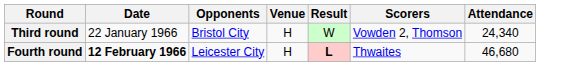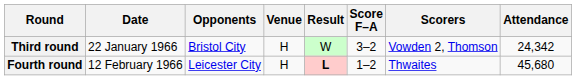+ column: (366, 20)
(500, 33) 24,340 -> (536, 46) 24,342
(137, 52) bold -> (135, 65) normal
(500, 52) 46,680 -> (536, 65) 45,680
